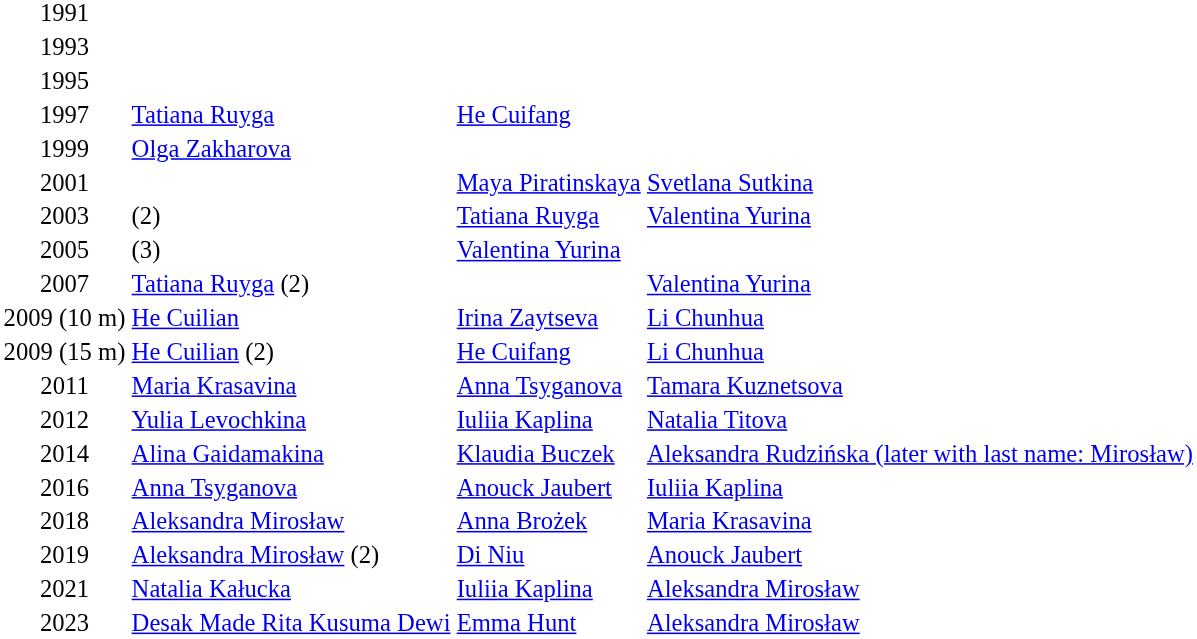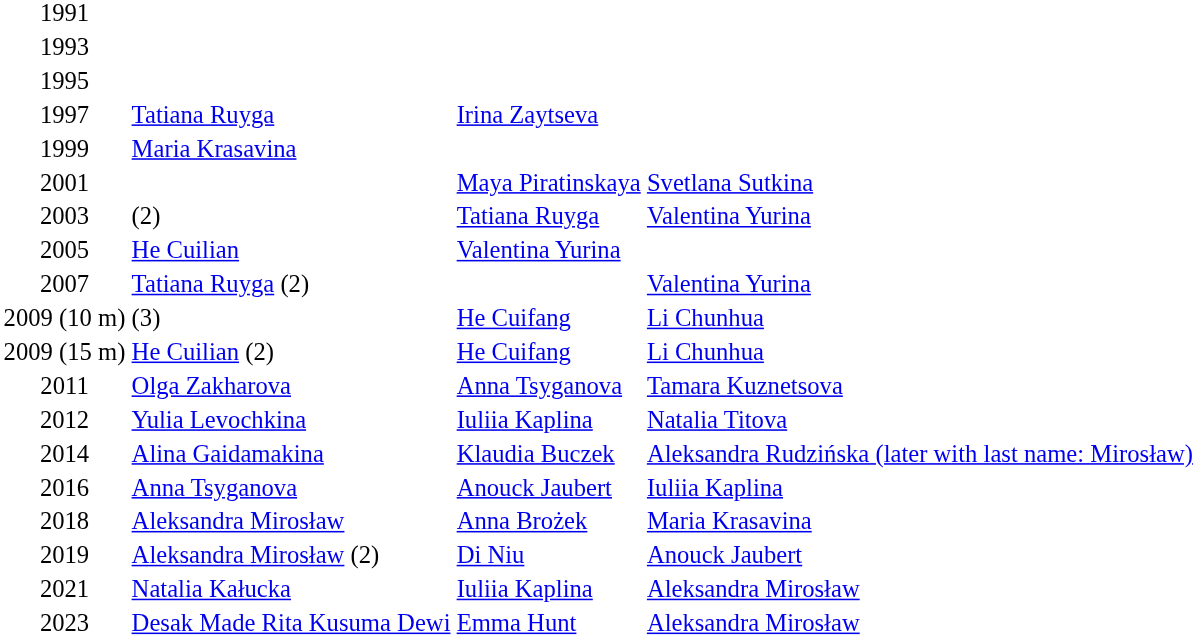(514, 114) He Cuifang -> (527, 114) Irina Zaytseva
(211, 148) Olga Zakharova -> (214, 148) Maria Krasavina
(146, 250) (3) -> (185, 250) He Cuilian
(185, 318) He Cuilian -> (146, 318) (3)
(527, 318) Irina Zaytseva -> (514, 318) He Cuifang
(214, 385) Maria Krasavina -> (211, 385) Olga Zakharova
